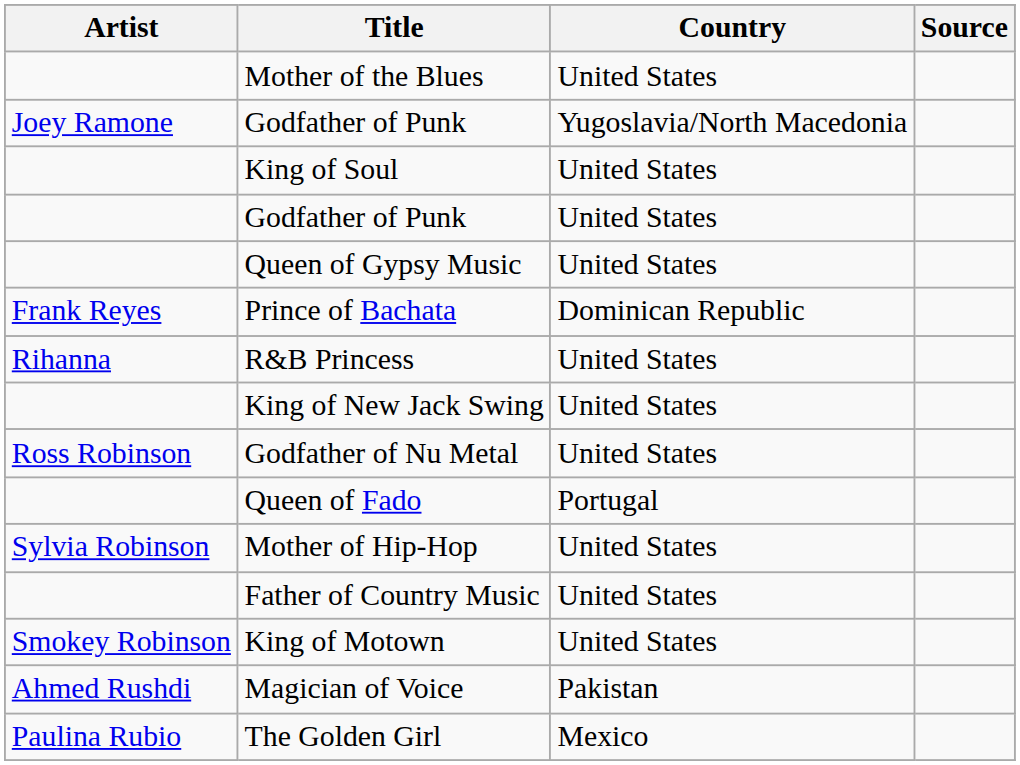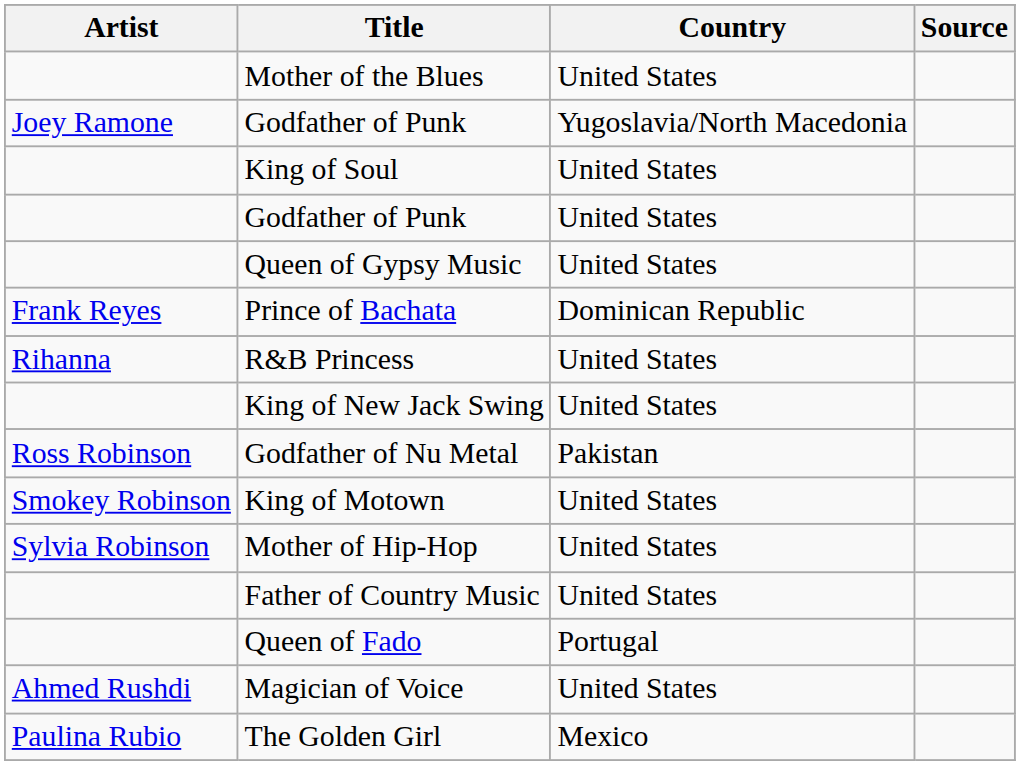(637, 452) United States -> (608, 452) Pakistan
rows swapped: (121, 641) <-> (121, 501)
(608, 688) Pakistan -> (637, 688) United States
